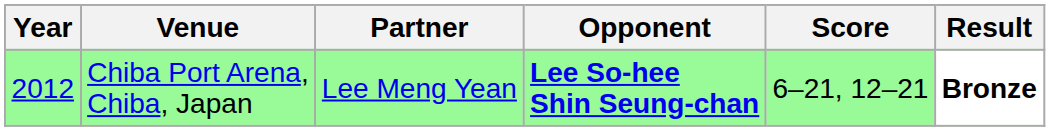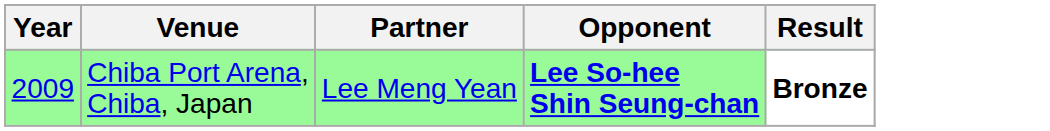- column: (850, 28)
(43, 88) 2012 -> (43, 88) 2009
